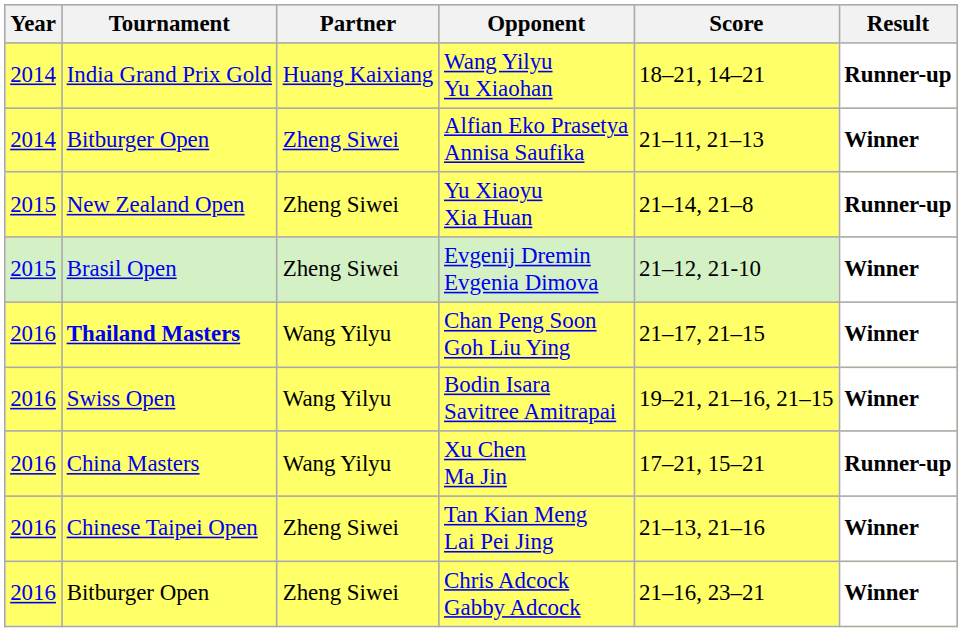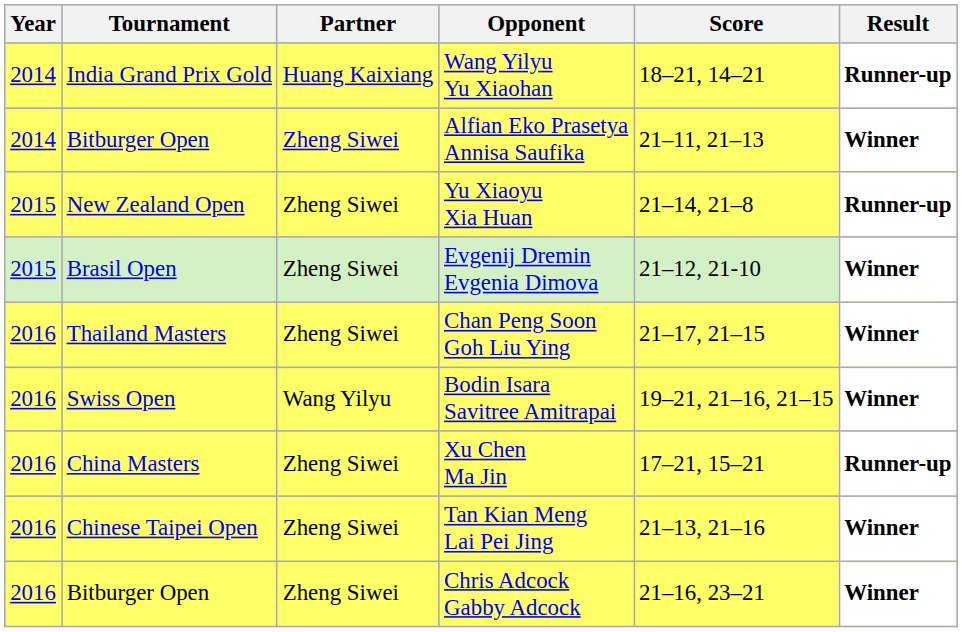(153, 334) bold -> (146, 334) normal
(337, 334) Wang Yilyu -> (341, 334) Zheng Siwei
(337, 463) Wang Yilyu -> (341, 463) Zheng Siwei
